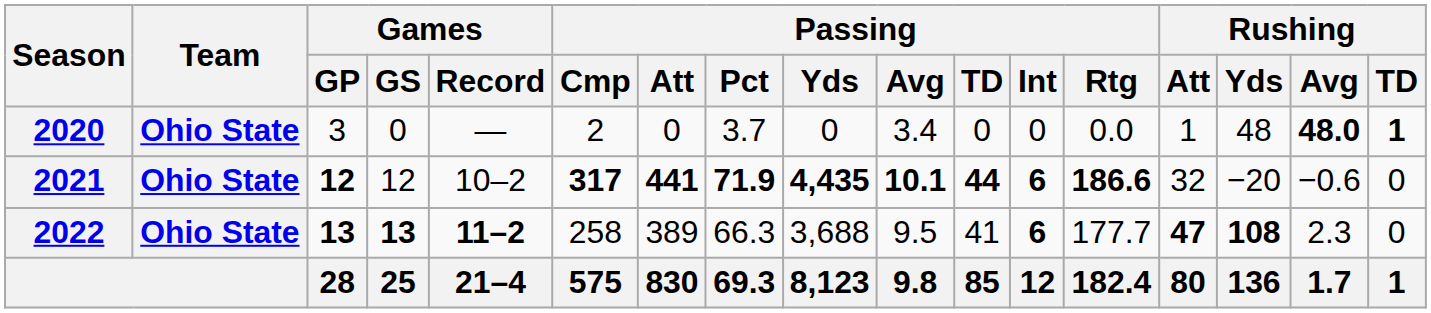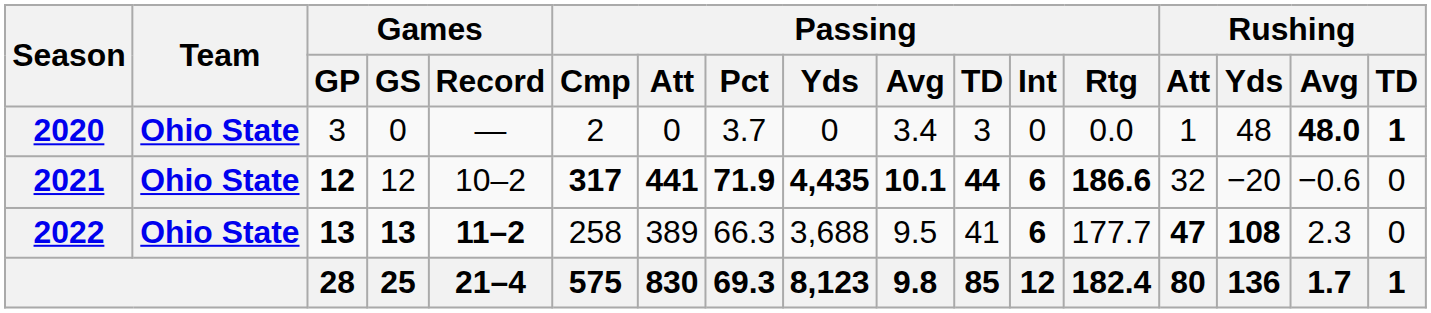(982, 130) 0 -> (982, 130) 3
